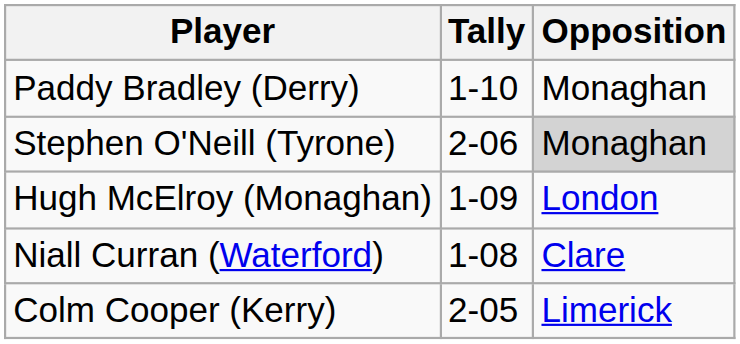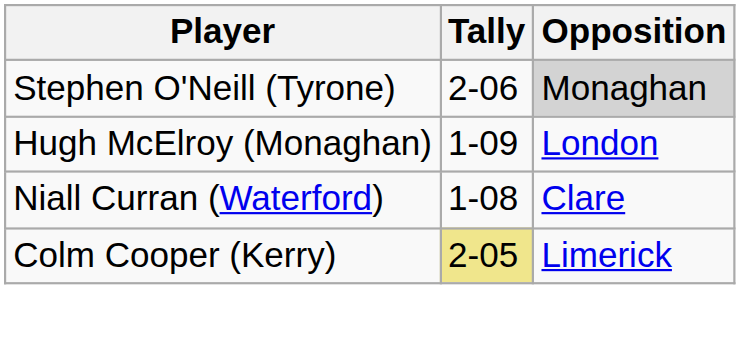- row: (186, 87)
(483, 310) no background -> (483, 254) khaki background
